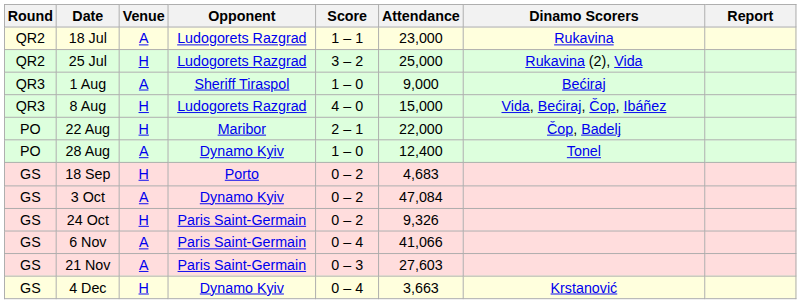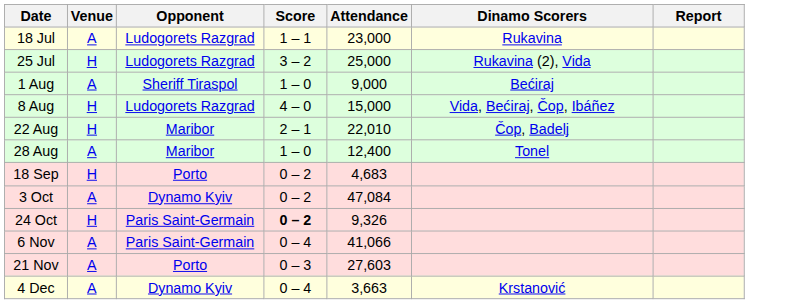- column: (30, 16)
(421, 129) 22,000 -> (369, 129) 22,010
(242, 152) Dynamo Kyiv -> (190, 152) Maribor
(347, 220) normal -> (295, 220) bold
(242, 265) Paris Saint-Germain -> (190, 265) Porto
(144, 287) H -> (92, 287) A
